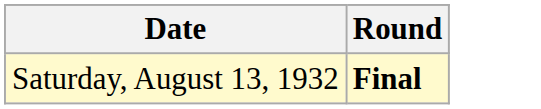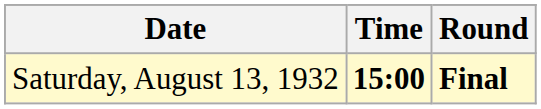+ column: (389, 28)
